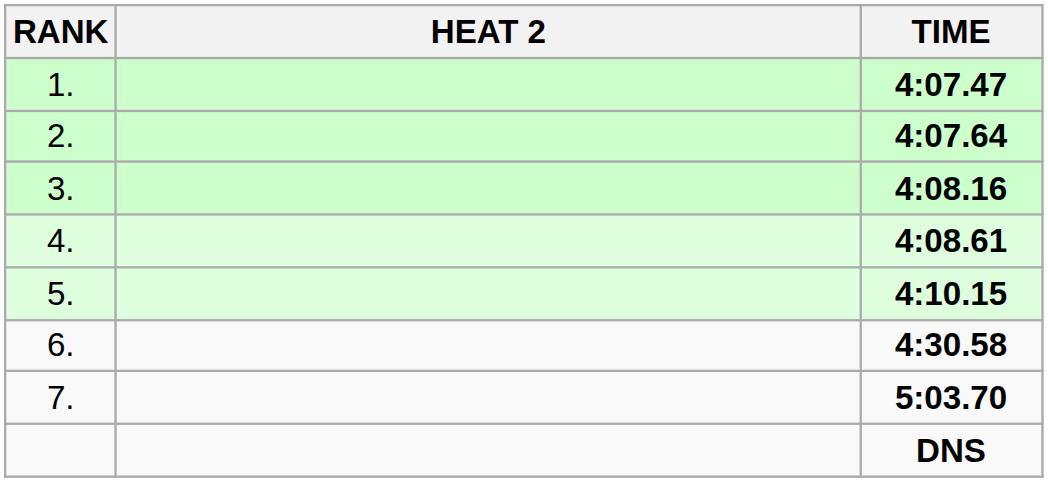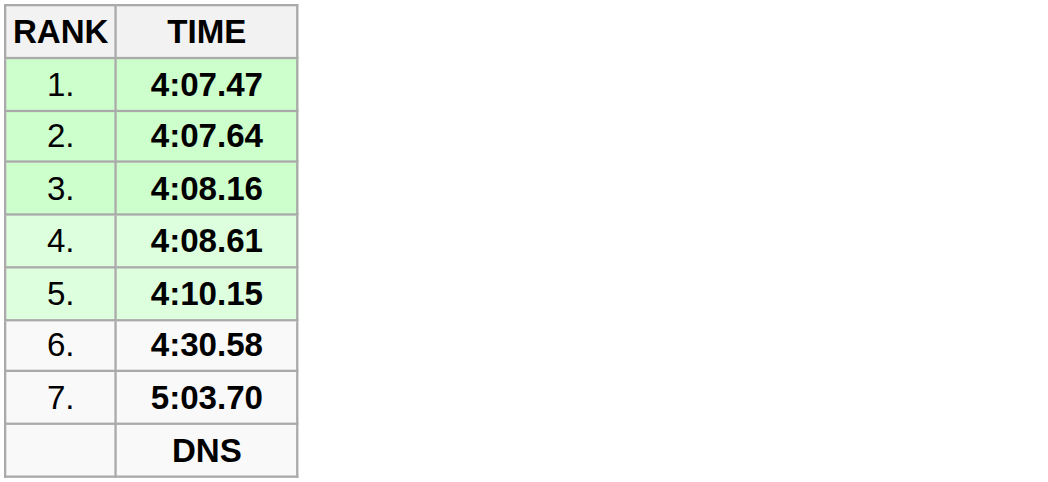- column: (488, 32)
